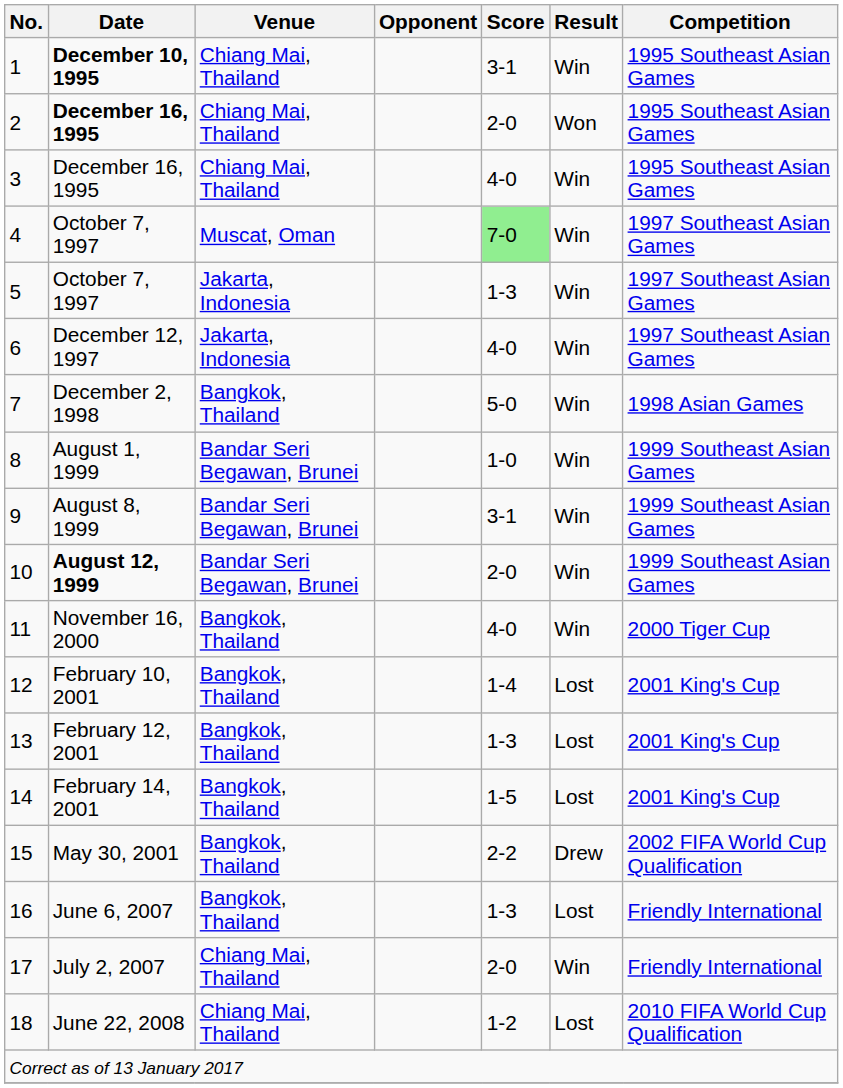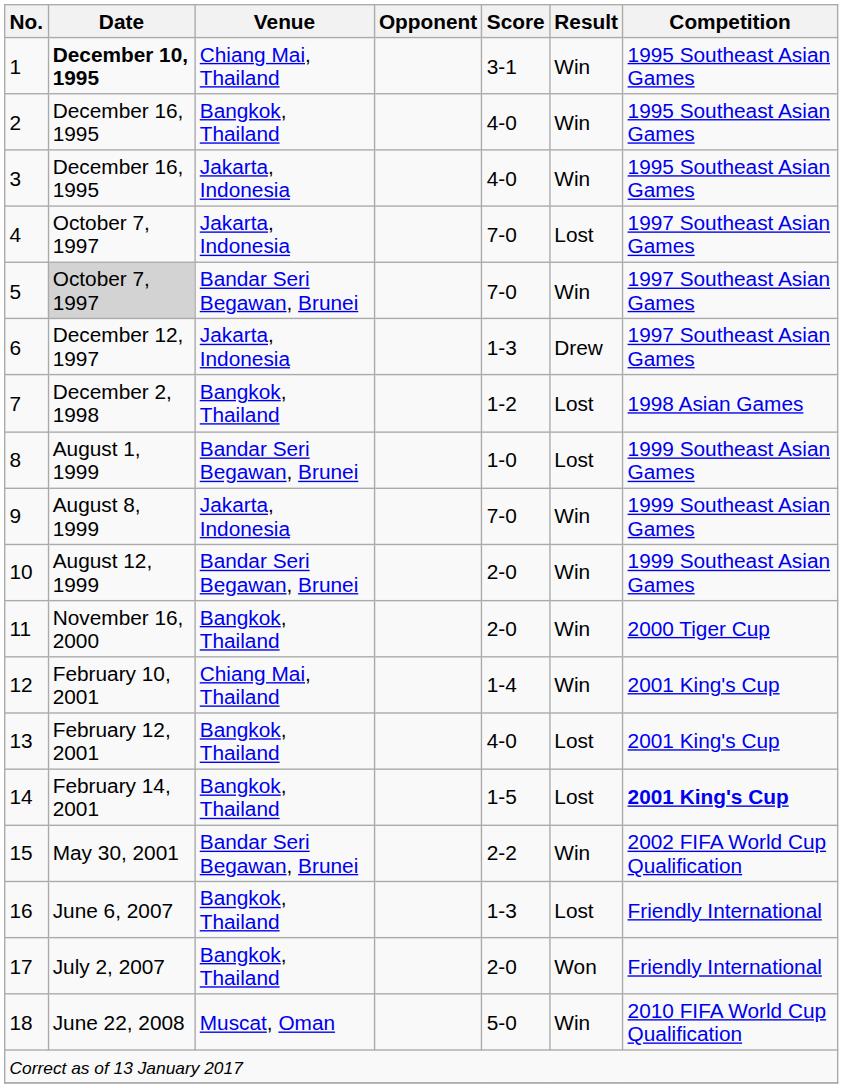(120, 122) bold -> (118, 122) normal
(255, 122) Chiang Mai, Thailand -> (243, 122) Bangkok, Thailand
(502, 122) 2-0 -> (502, 122) 4-0
(576, 122) Won -> (572, 122) Win
(255, 178) Chiang Mai, Thailand -> (245, 178) Jakarta, Indonesia
(267, 235) Muscat, Oman -> (245, 235) Jakarta, Indonesia
(502, 235) lightgreen background -> (502, 235) no background
(572, 235) Win -> (574, 235) Lost
(101, 291) no background -> (101, 291) lightgrey background
(245, 291) Jakarta, Indonesia -> (279, 291) Bandar Seri Begawan, Brunei
(502, 291) 1-3 -> (502, 291) 7-0
(502, 347) 4-0 -> (502, 347) 1-3
(572, 347) Win -> (579, 347) Drew
(502, 403) 5-0 -> (502, 403) 1-2
(572, 403) Win -> (574, 403) Lost
(572, 460) Win -> (574, 460) Lost
(279, 516) Bandar Seri Begawan, Brunei -> (245, 516) Jakarta, Indonesia
(502, 516) 3-1 -> (502, 516) 7-0
(106, 572) bold -> (102, 572) normal
(502, 629) 4-0 -> (502, 629) 2-0
(243, 685) Bangkok, Thailand -> (255, 685) Chiang Mai, Thailand
(574, 685) Lost -> (572, 685) Win
(502, 741) 1-3 -> (502, 741) 4-0
(704, 797) normal -> (708, 797) bold
(243, 854) Bangkok, Thailand -> (279, 854) Bandar Seri Begawan, Brunei
(579, 854) Drew -> (572, 854) Win
(255, 966) Chiang Mai, Thailand -> (243, 966) Bangkok, Thailand
(572, 966) Win -> (576, 966) Won
(255, 1022) Chiang Mai, Thailand -> (267, 1022) Muscat, Oman
(502, 1022) 1-2 -> (502, 1022) 5-0
(574, 1022) Lost -> (572, 1022) Win
